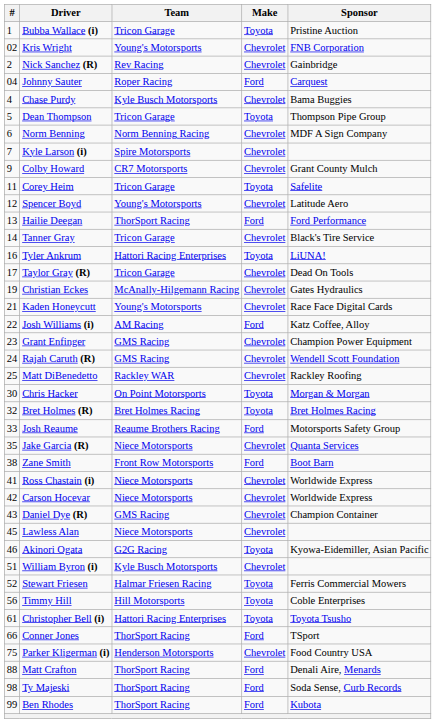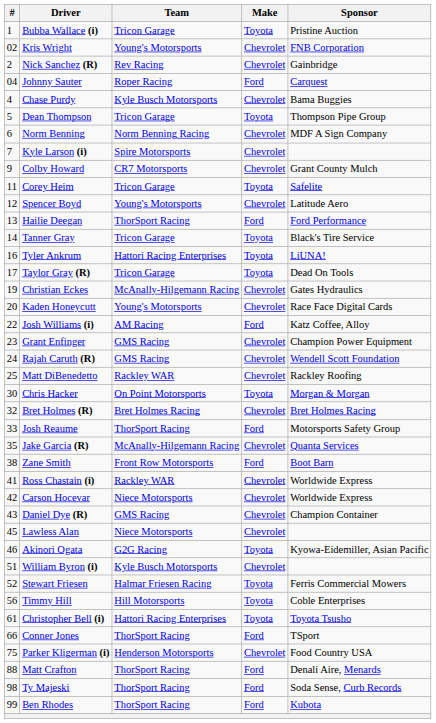(265, 238) Chevrolet -> (259, 238) Toyota
(265, 272) Chevrolet -> (259, 272) Toyota
(12, 307) 21 -> (12, 307) 20
(259, 411) Toyota -> (265, 411) Chevrolet
(167, 428) Reaume Brothers Racing -> (152, 428) ThorSport Racing
(153, 445) Niece Motorsports -> (177, 445) McAnally-Hilgemann Racing
(153, 480) Niece Motorsports -> (144, 480) Rackley WAR
